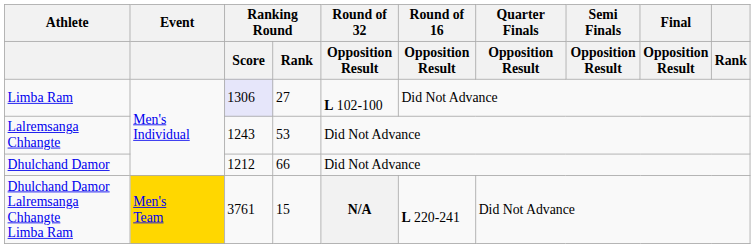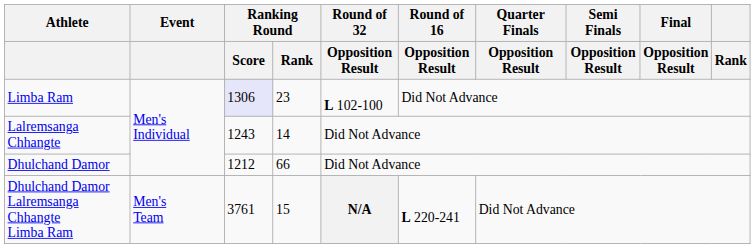(283, 97) 27 -> (283, 97) 23
(283, 135) 53 -> (283, 135) 14
(150, 209) gold background -> (150, 209) no background
